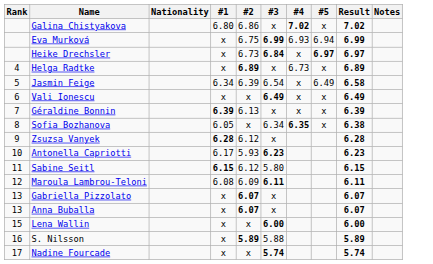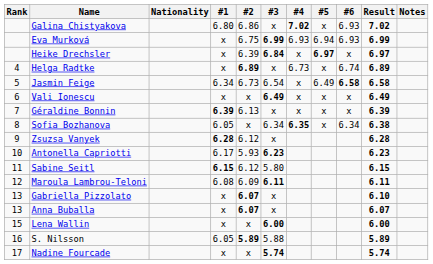+ column: (349, 11)
(248, 54) 6.73 -> (248, 54) 6.39
(248, 82) 6.39 -> (248, 82) 6.73
(354, 196) 6.07 -> (379, 196) 6.10
(223, 239) x -> (223, 239) 6.05
